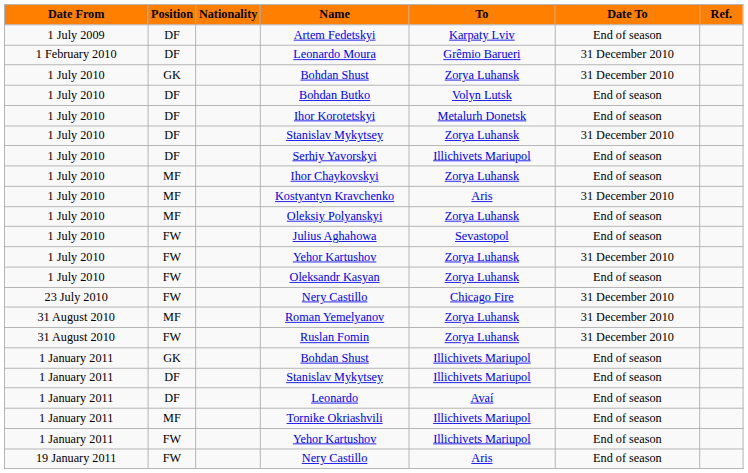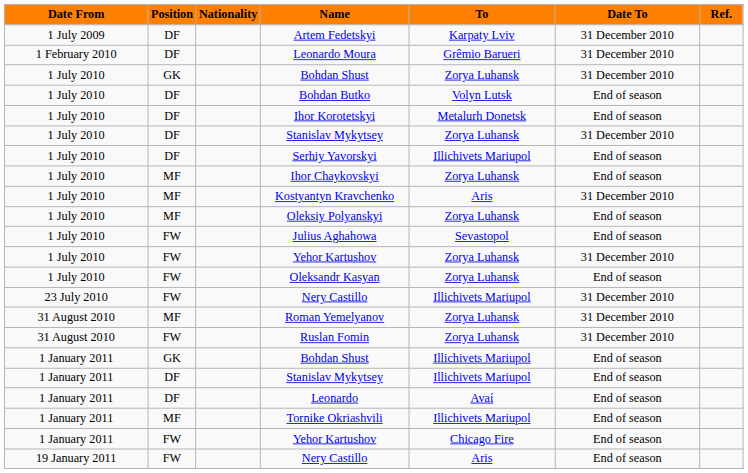(627, 35) End of season -> (627, 35) 31 December 2010
(482, 297) Chicago Fire -> (482, 297) Illichivets Mariupol
(482, 438) Illichivets Mariupol -> (482, 438) Chicago Fire
